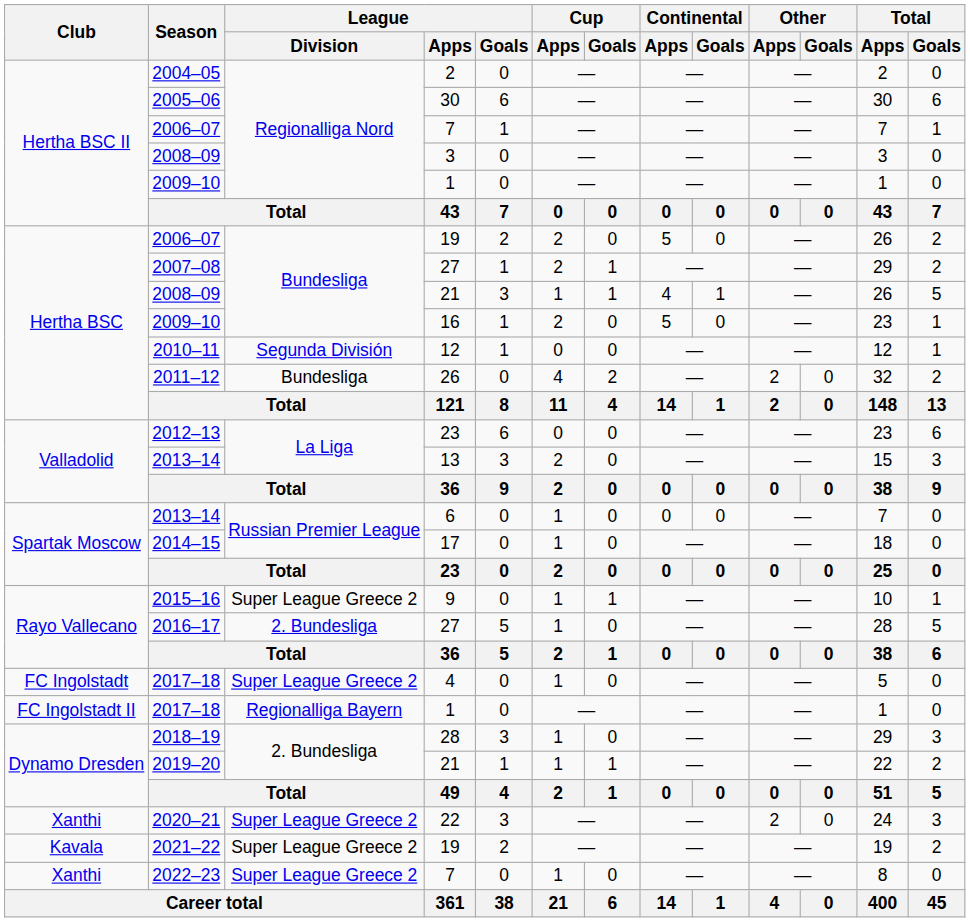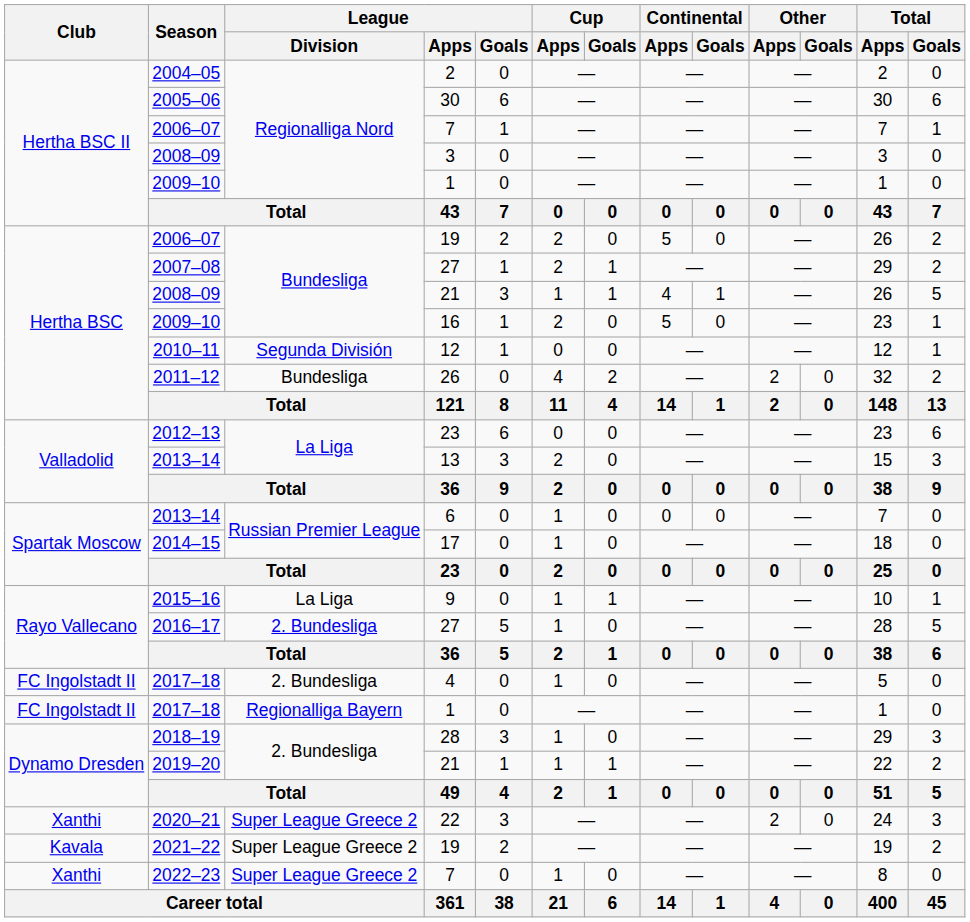(324, 599) Super League Greece 2 -> (324, 599) La Liga
(76, 682) FC Ingolstadt -> (76, 682) FC Ingolstadt II
(324, 682) Super League Greece 2 -> (324, 682) 2. Bundesliga
